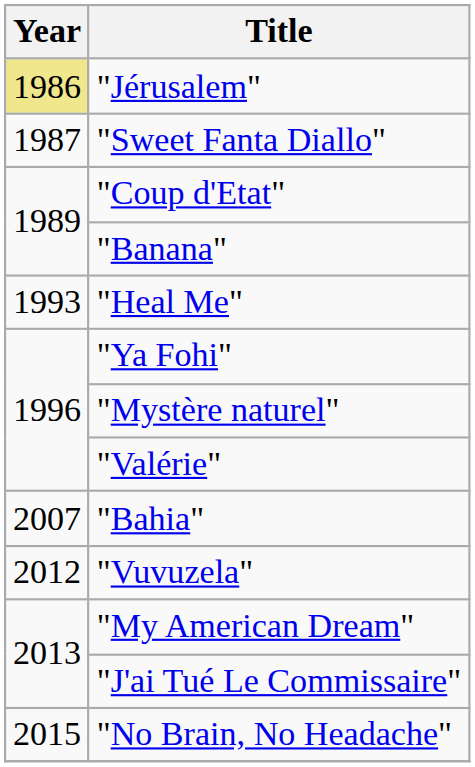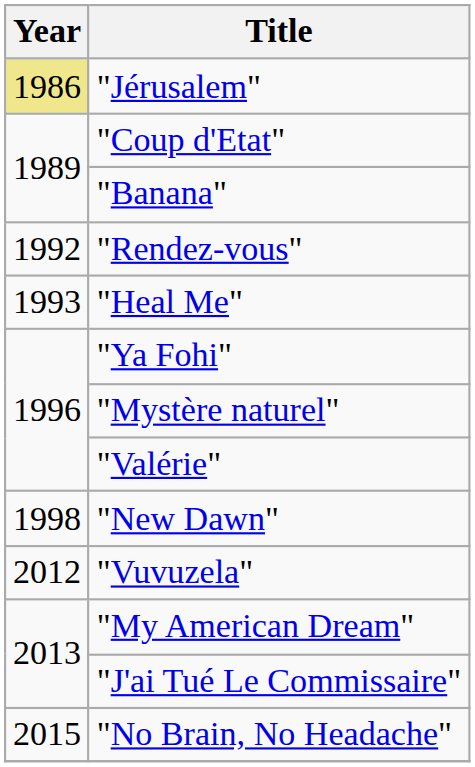- row: (241, 139)
+ row: (200, 247)
+ row: (188, 517)
- row: (150, 517)
